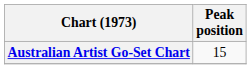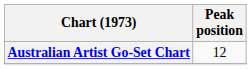(220, 52) 15 -> (220, 52) 12
